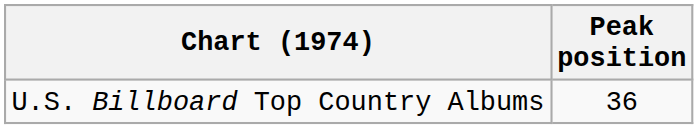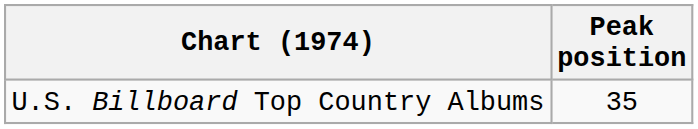(622, 102) 36 -> (622, 102) 35
